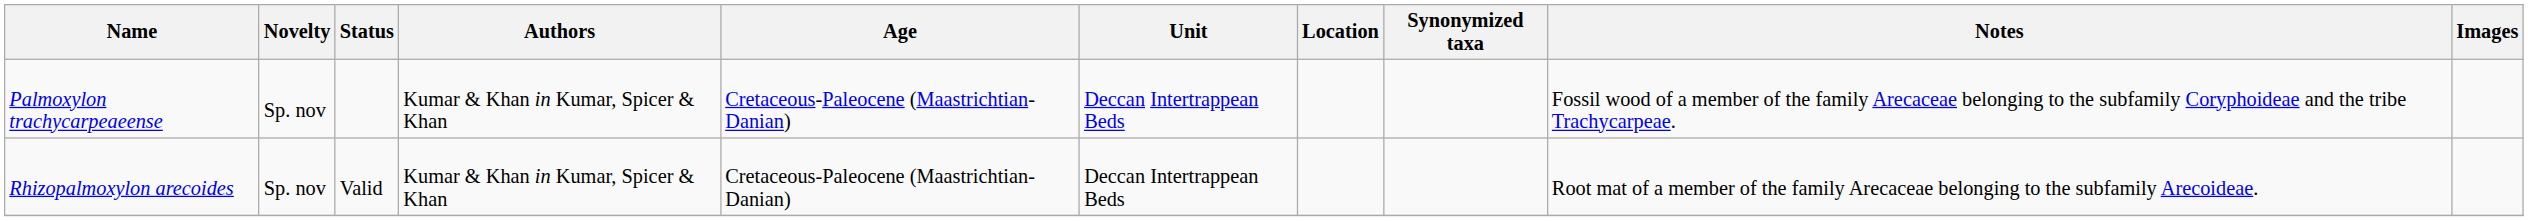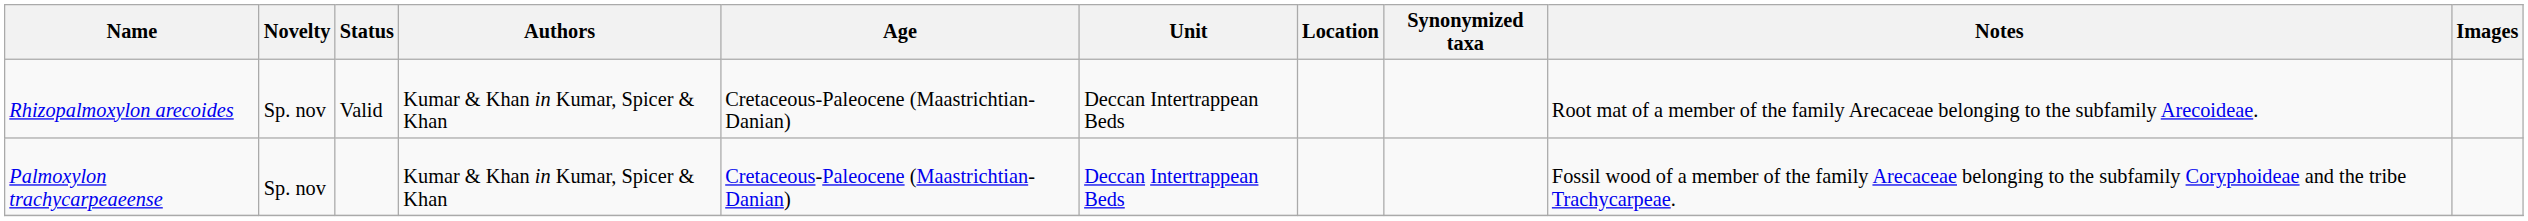rows swapped: (86, 109) <-> (122, 187)
